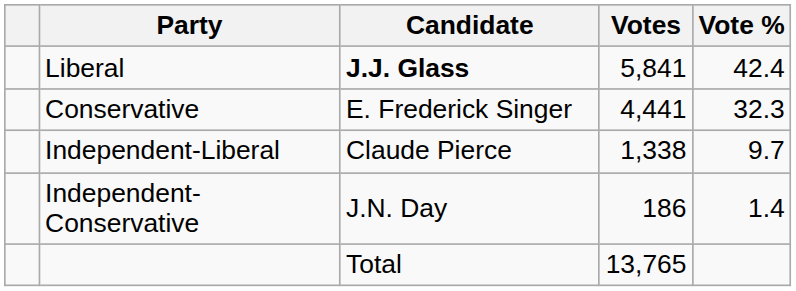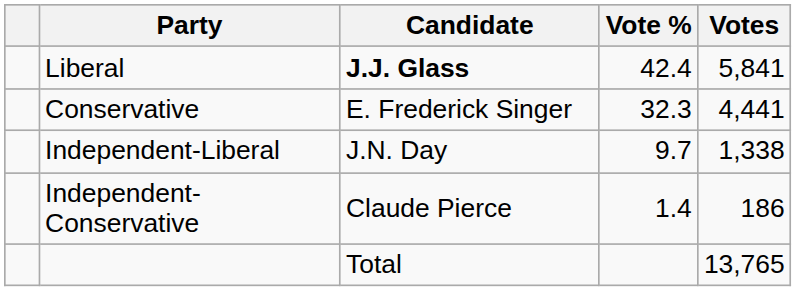columns swapped: (646, 25) <-> (742, 25)
(429, 151) Claude Pierce -> (397, 151) J.N. Day
(397, 207) J.N. Day -> (429, 207) Claude Pierce
